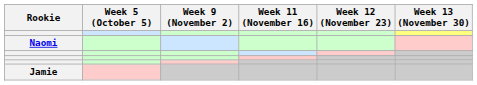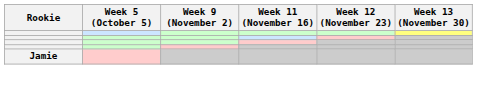- row: (43, 43)
